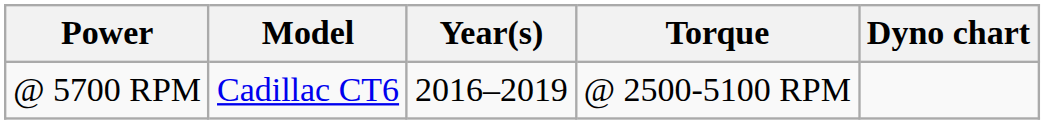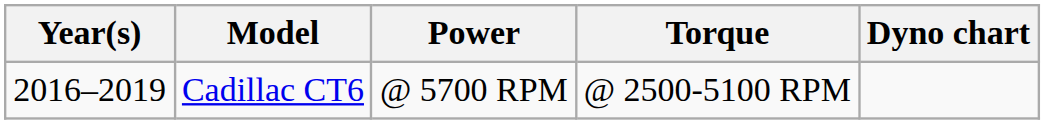columns swapped: (491, 32) <-> (107, 32)
